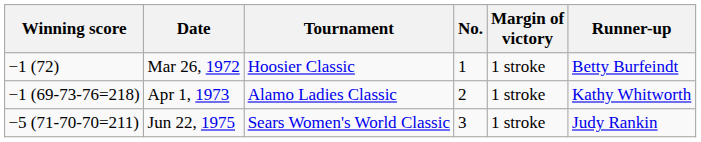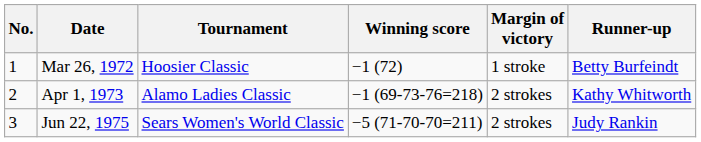columns swapped: (470, 28) <-> (74, 28)
(518, 95) 1 stroke -> (521, 95) 2 strokes
(518, 123) 1 stroke -> (521, 123) 2 strokes
